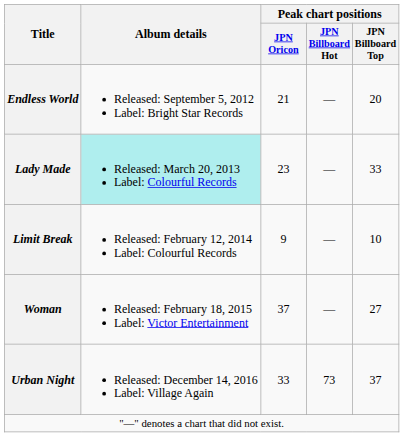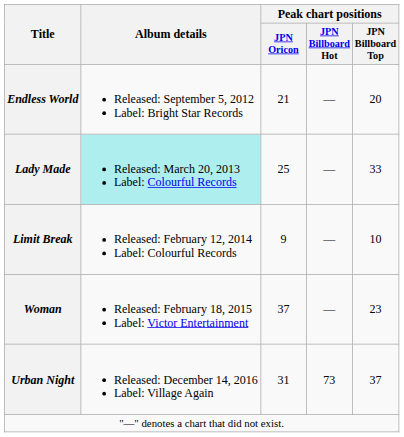(283, 169) 23 -> (283, 169) 25
(376, 309) 27 -> (376, 309) 23
(283, 379) 33 -> (283, 379) 31
